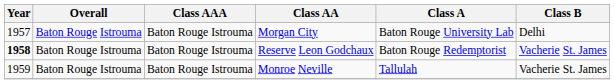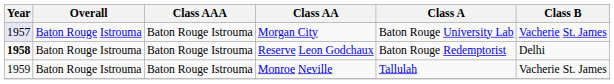(19, 32) no background -> (19, 32) lavender background
(532, 32) Delhi -> (563, 32) Vacherie St. James
(563, 50) Vacherie St. James -> (532, 50) Delhi
